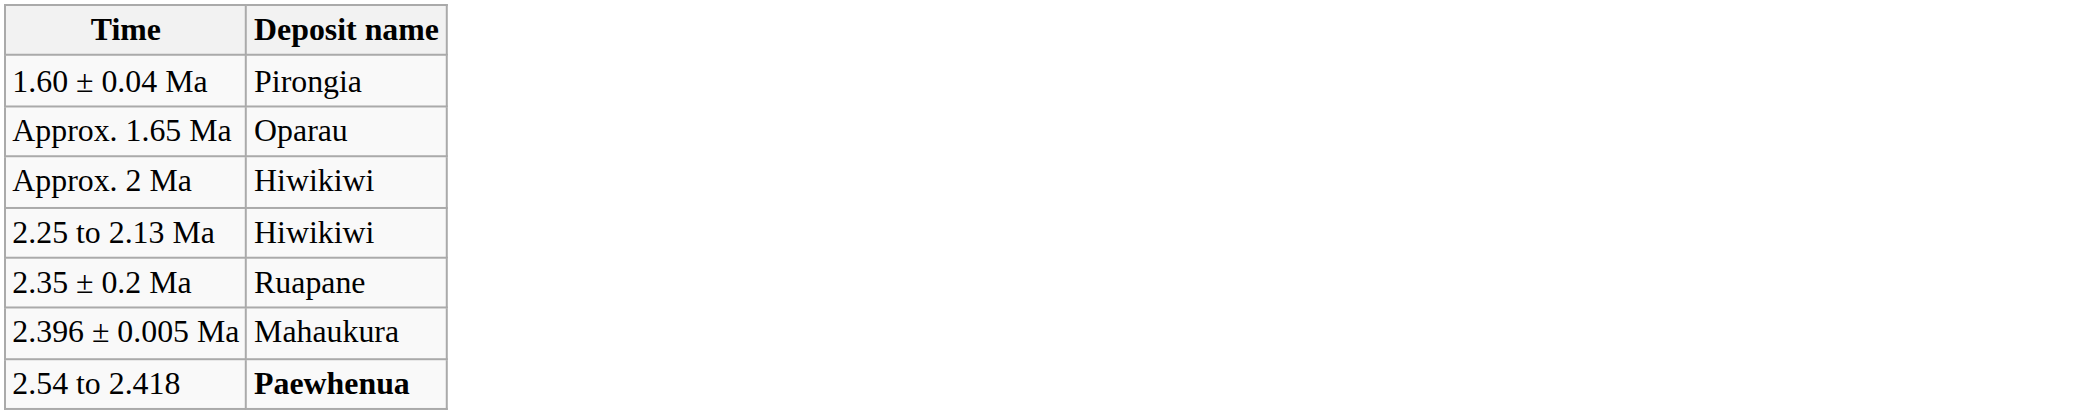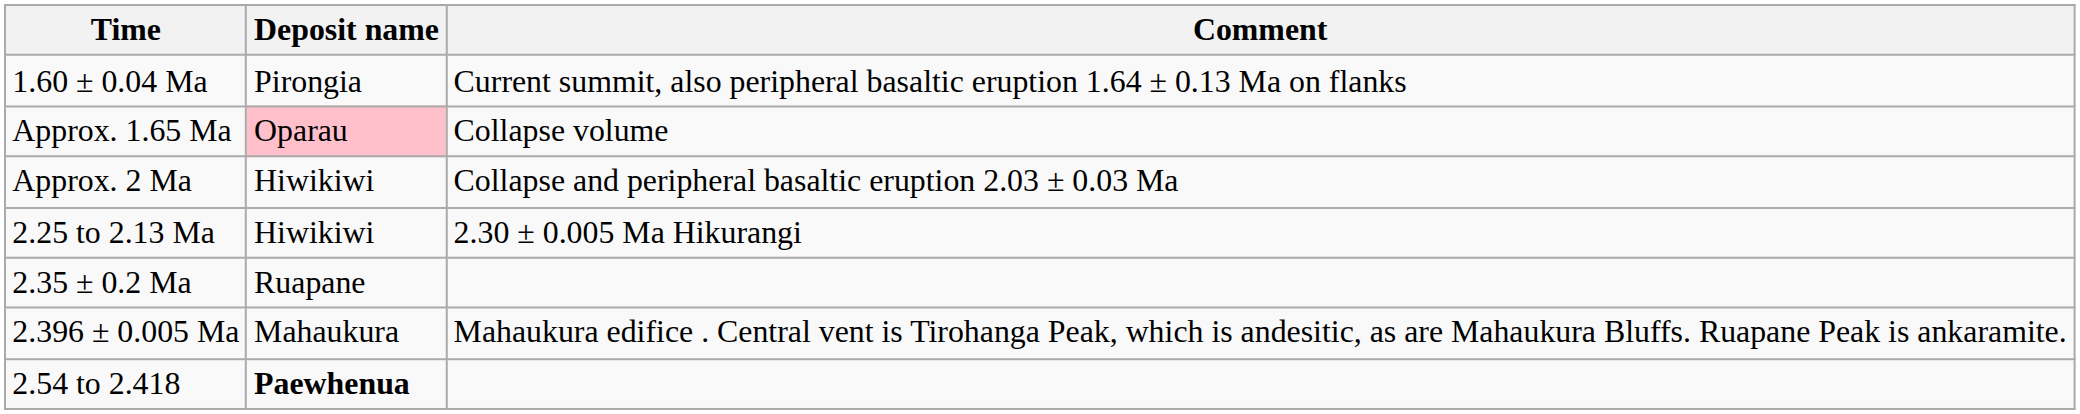+ column: (1260, 29)
(301, 130) no background -> (301, 130) pink background
